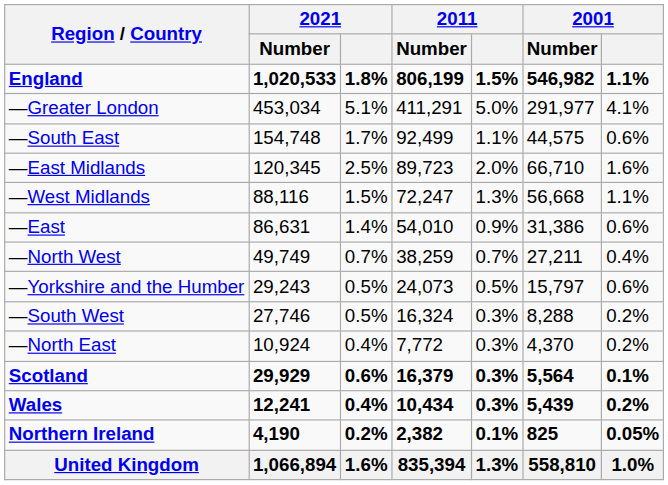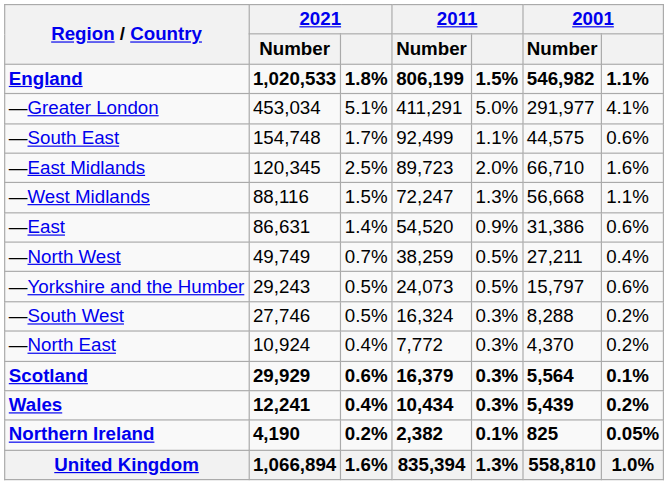(425, 227) 54,010 -> (425, 227) 54,520
(497, 256) 0.7% -> (497, 256) 0.5%
